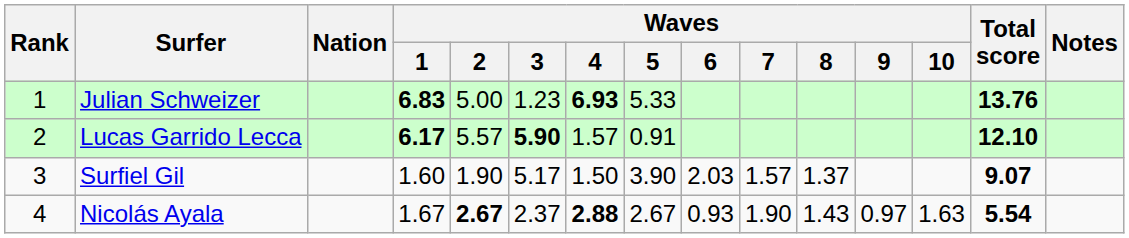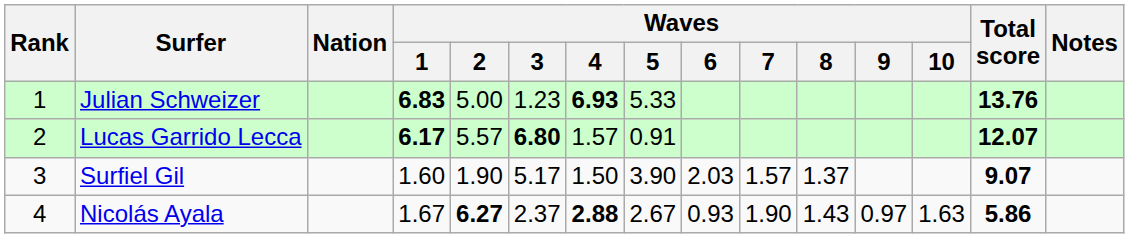(537, 137) 5.90 -> (537, 137) 6.80
(1008, 137) 12.10 -> (1008, 137) 12.07
(479, 213) 2.67 -> (479, 213) 6.27
(1008, 213) 5.54 -> (1008, 213) 5.86
